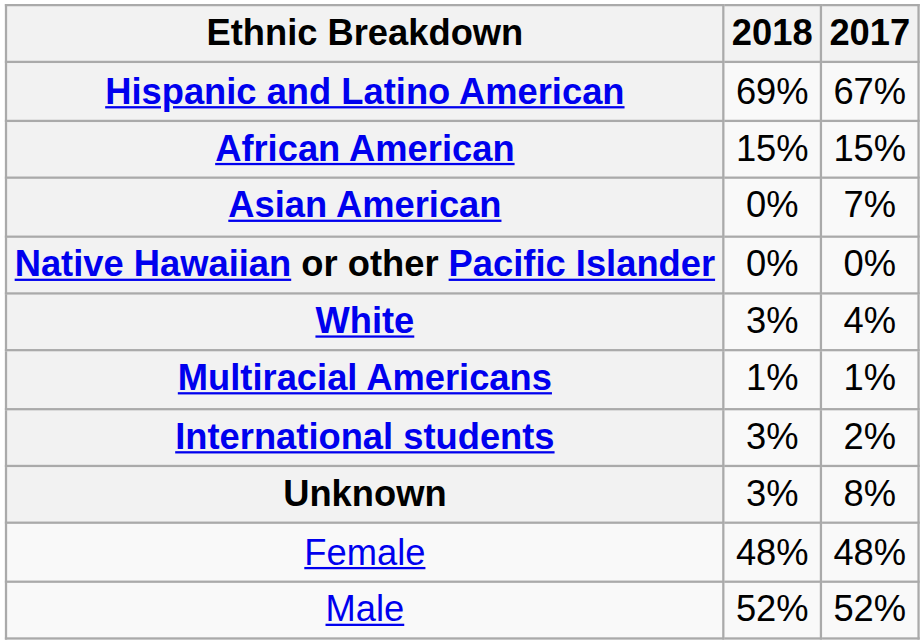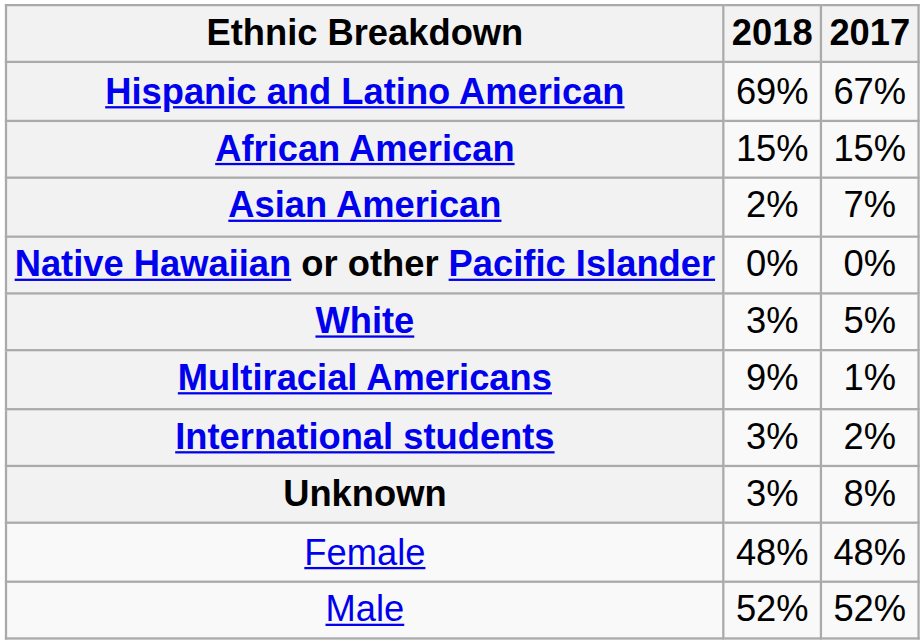(772, 206) 0% -> (772, 206) 2%
(870, 321) 4% -> (870, 321) 5%
(772, 378) 1% -> (772, 378) 9%
